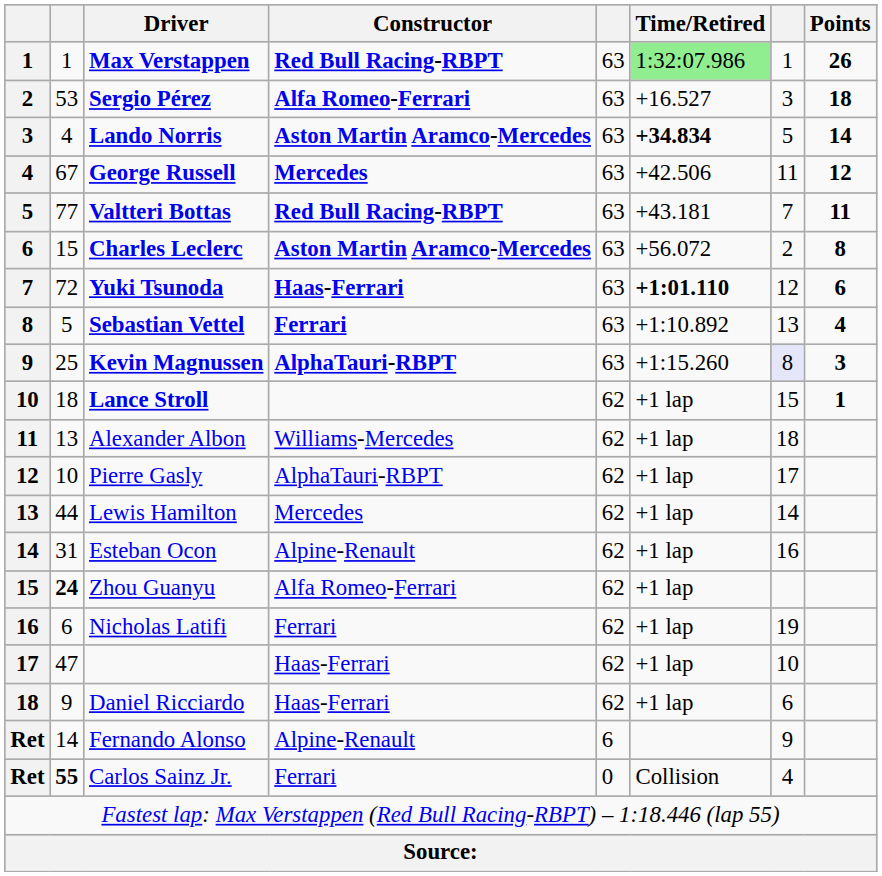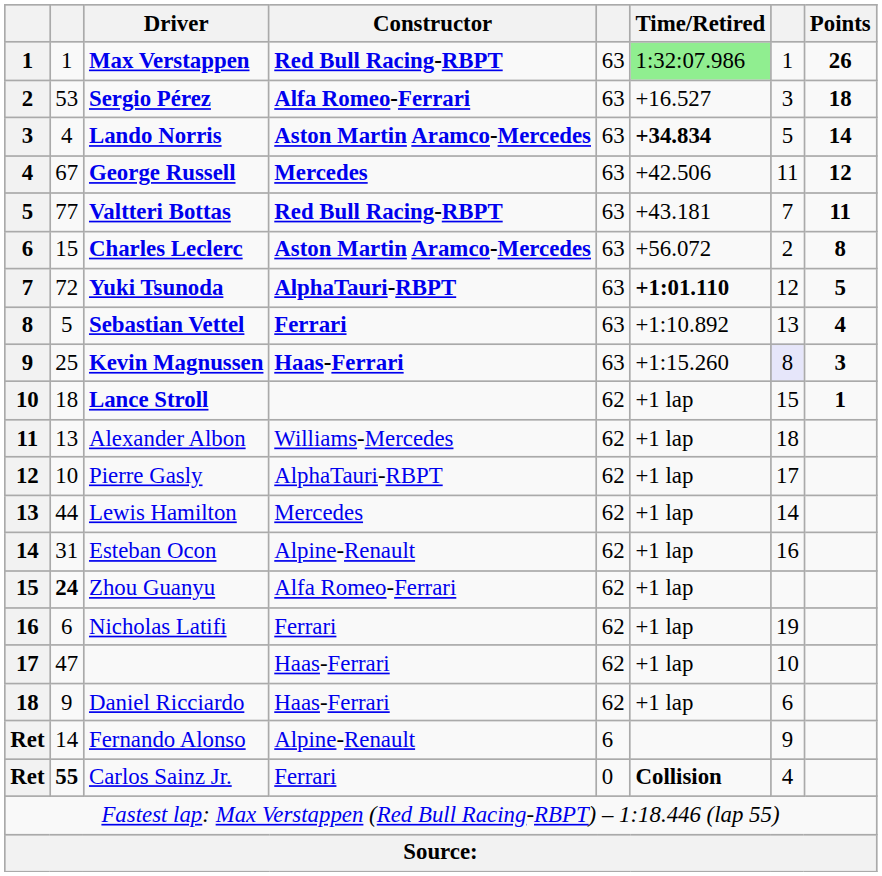(339, 286) Haas-Ferrari -> (365, 286) AlphaTauri-RBPT
(840, 286) 6 -> (840, 286) 5
(365, 362) AlphaTauri-RBPT -> (339, 362) Haas-Ferrari
(677, 776) normal -> (679, 776) bold
